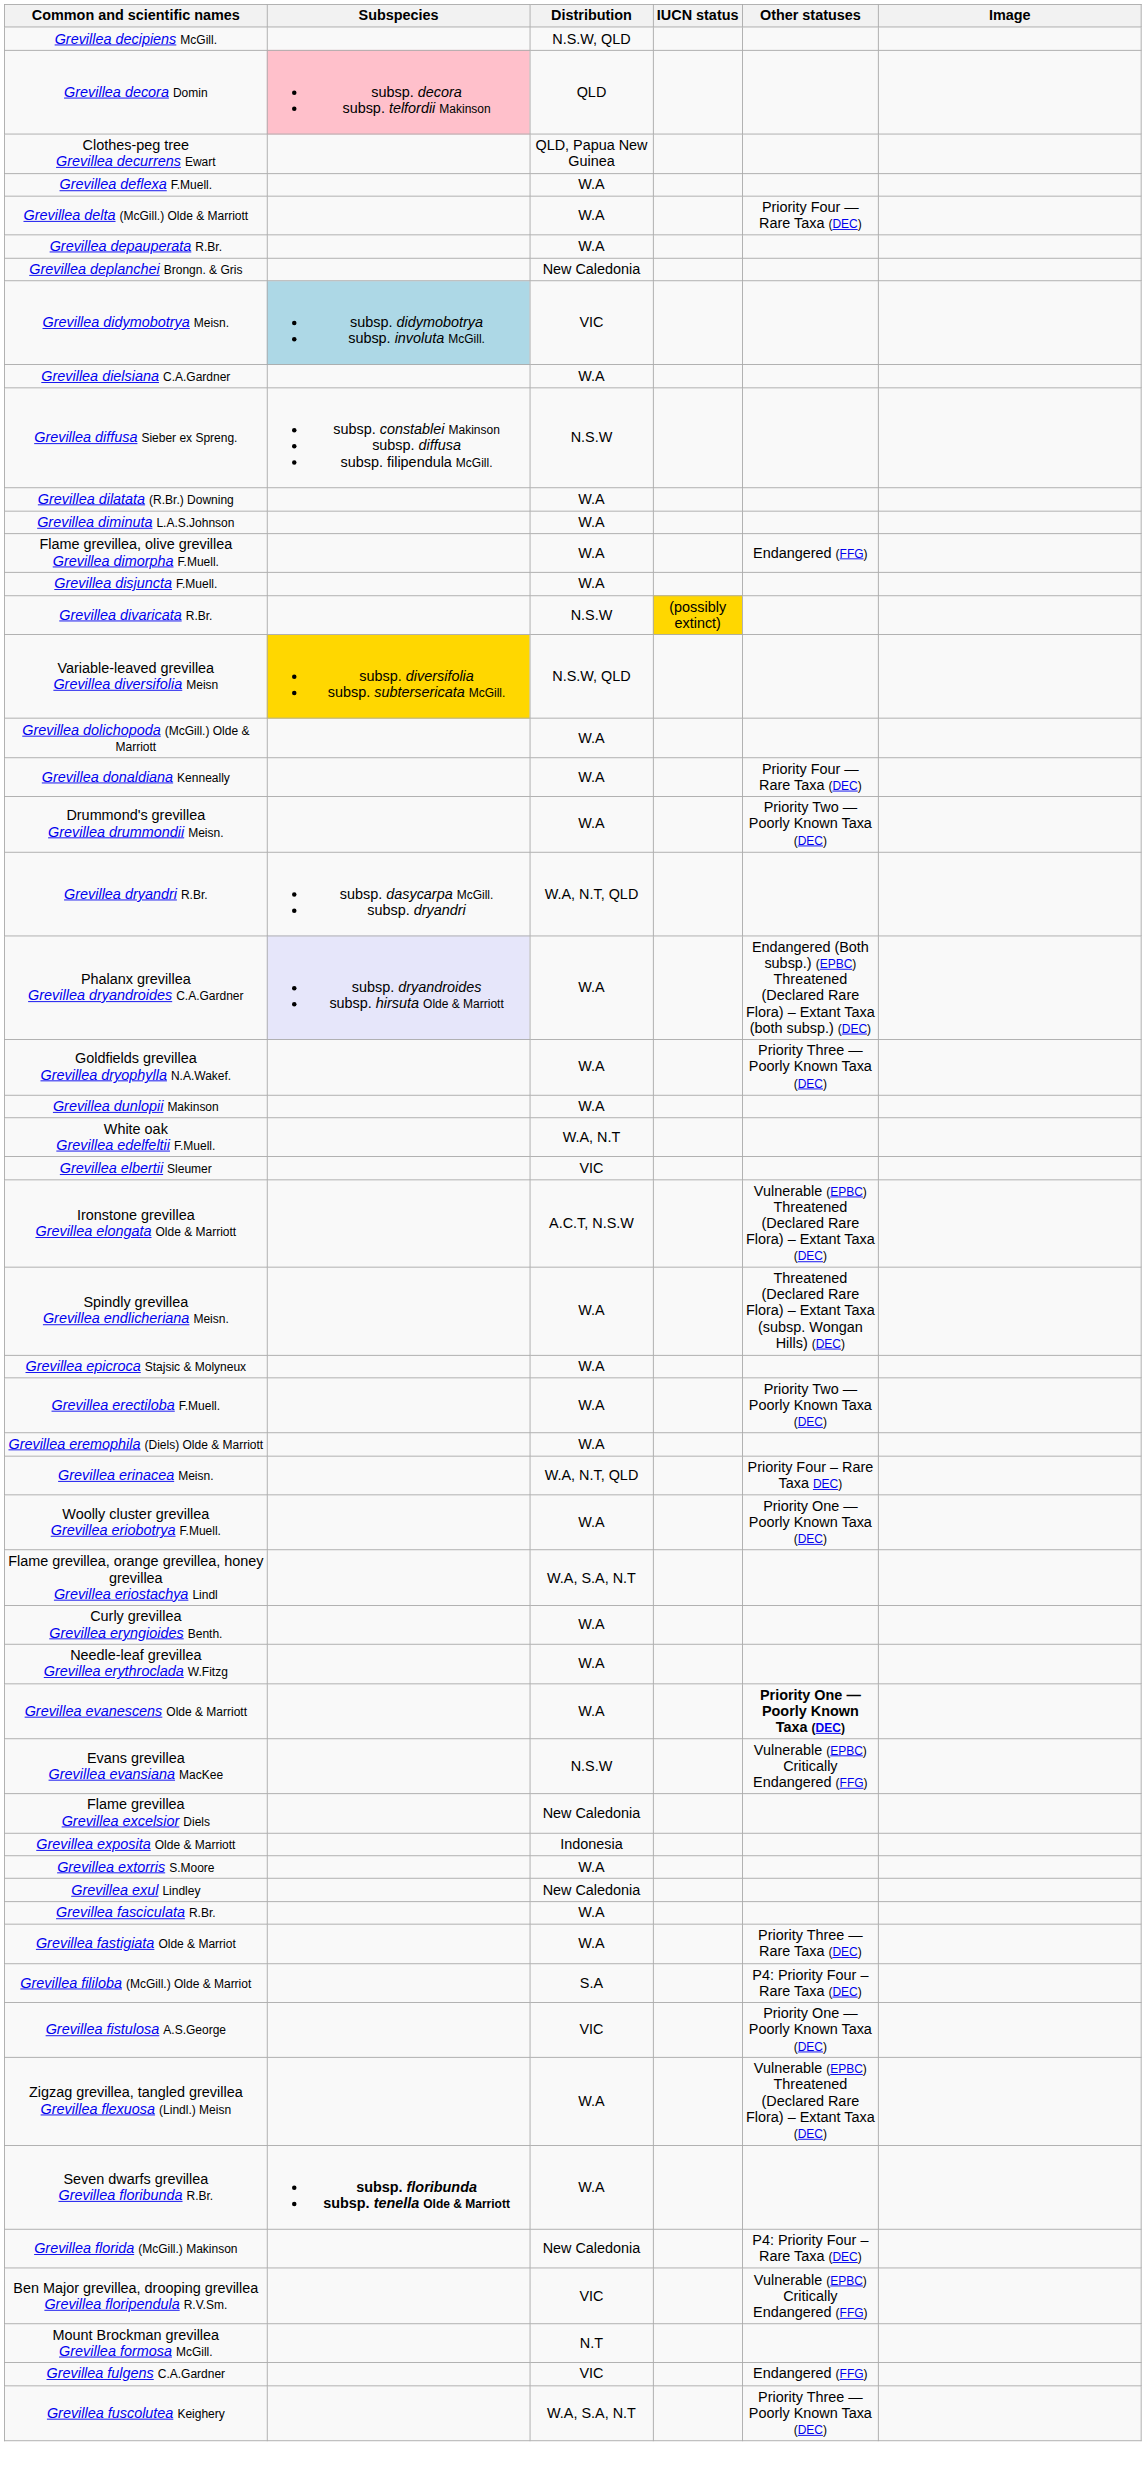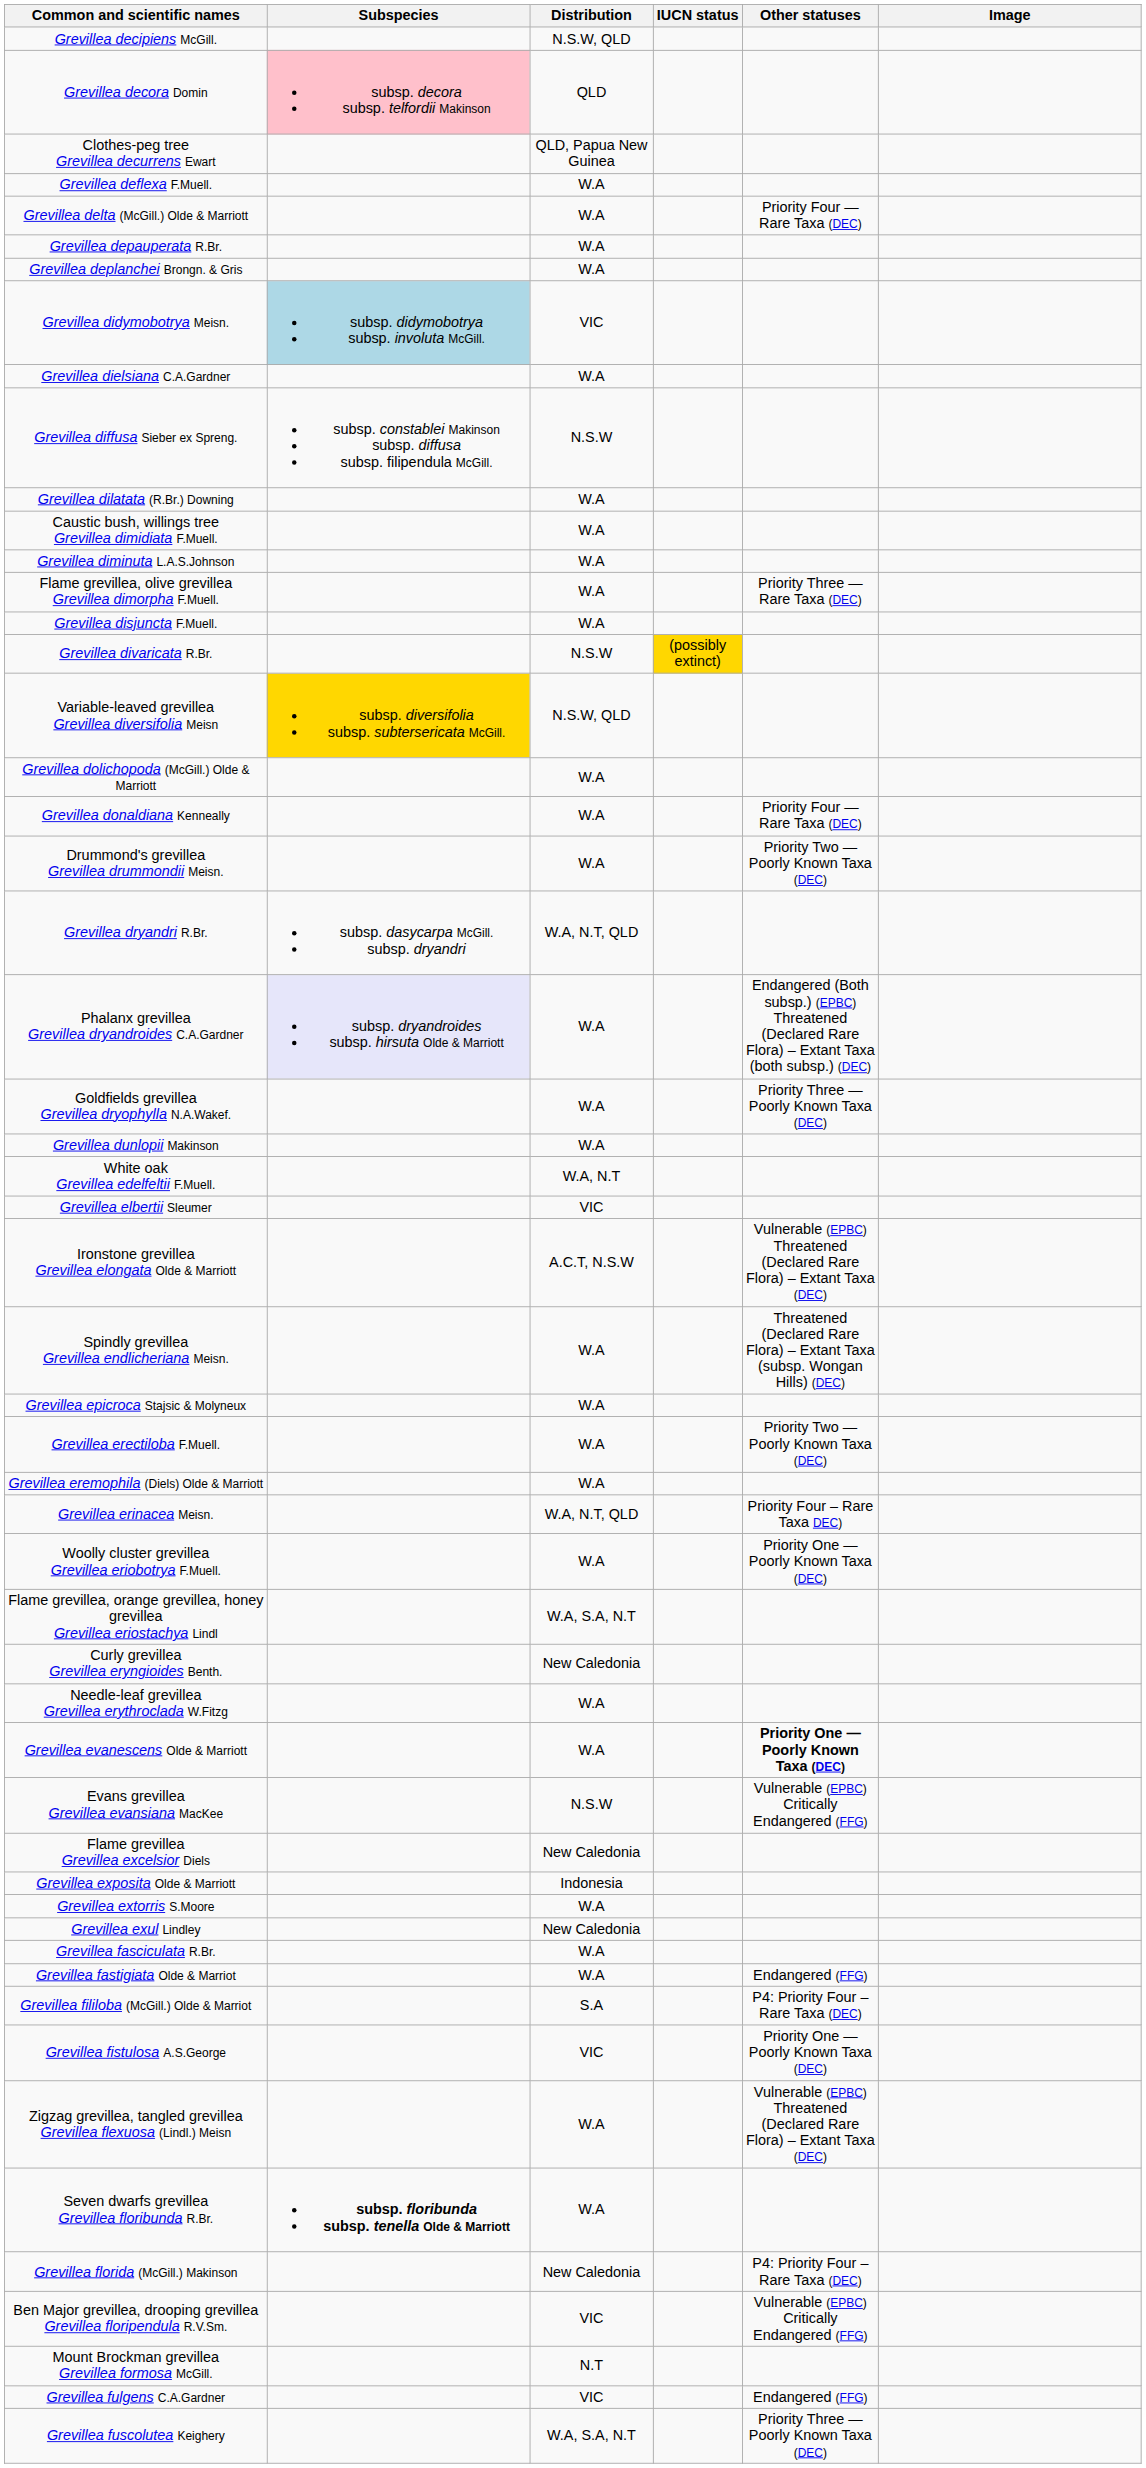(591, 269) New Caledonia -> (591, 269) W.A
+ row: (136, 530)
(810, 553) Endangered (FFG) -> (810, 592) Priority Three — Rare Taxa (DEC)
(591, 1624) W.A -> (591, 1663) New Caledonia
(810, 1943) Priority Three — Rare Taxa (DEC) -> (810, 1974) Endangered (FFG)
